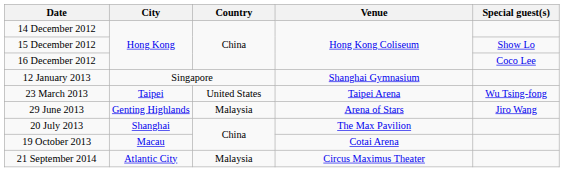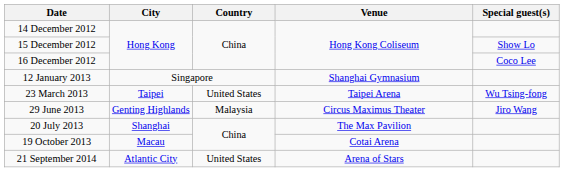(374, 110) Arena of Stars -> (374, 110) Circus Maximus Theater
(234, 158) Malaysia -> (234, 158) United States
(374, 158) Circus Maximus Theater -> (374, 158) Arena of Stars
